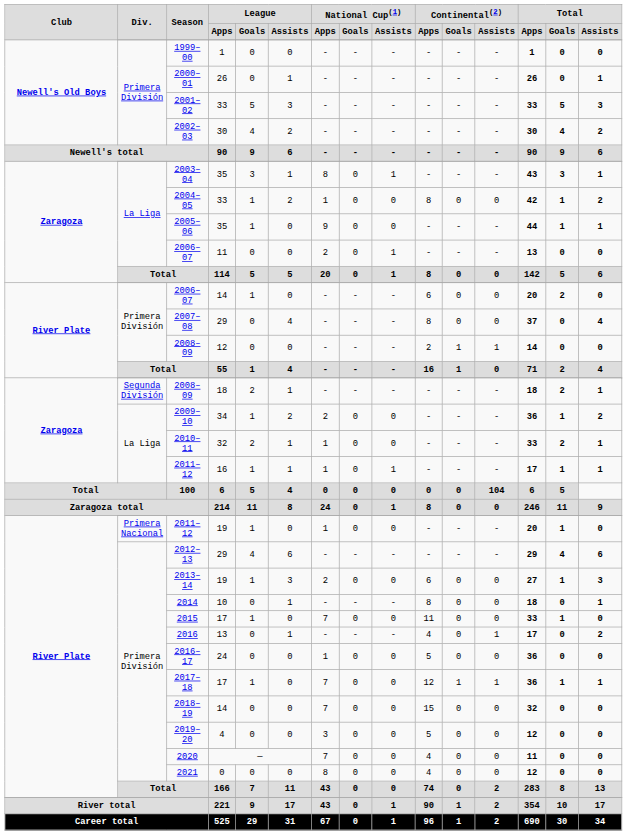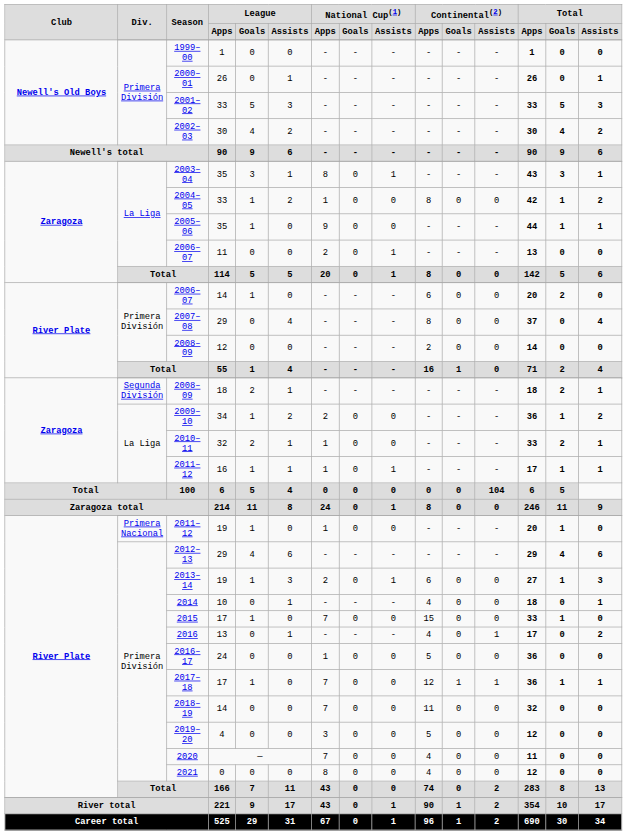(459, 348) 1 -> (459, 348) 0
(497, 348) 1 -> (497, 348) 0
(393, 581) 0 -> (393, 581) 1
(429, 603) 8 -> (429, 603) 4
(429, 619) 11 -> (429, 619) 15
(429, 709) 15 -> (429, 709) 11
